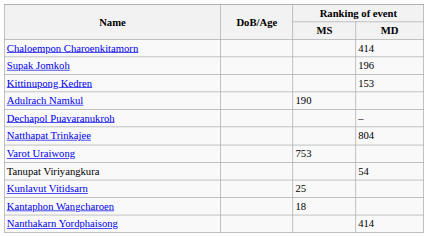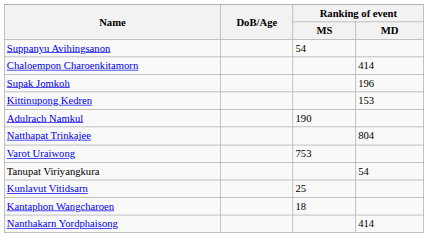+ row: (59, 48)
- row: (61, 118)
